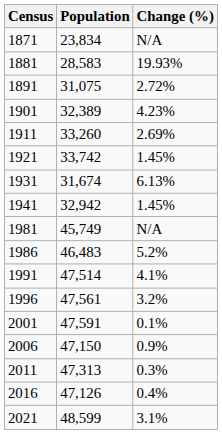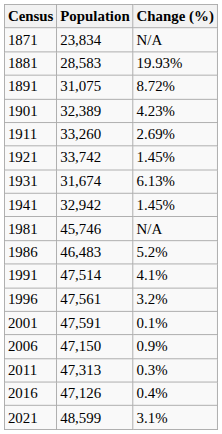(156, 87) 2.72% -> (156, 87) 8.72%
(81, 228) 45,749 -> (81, 228) 45,746
